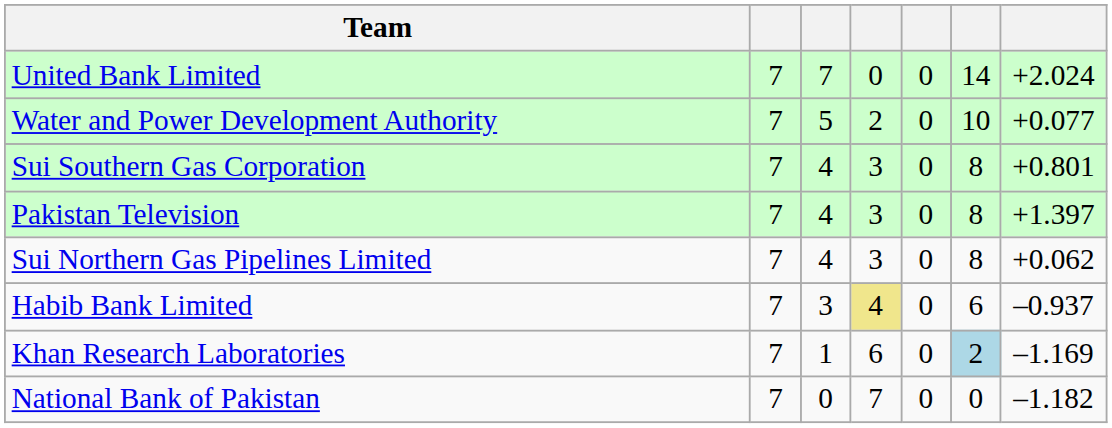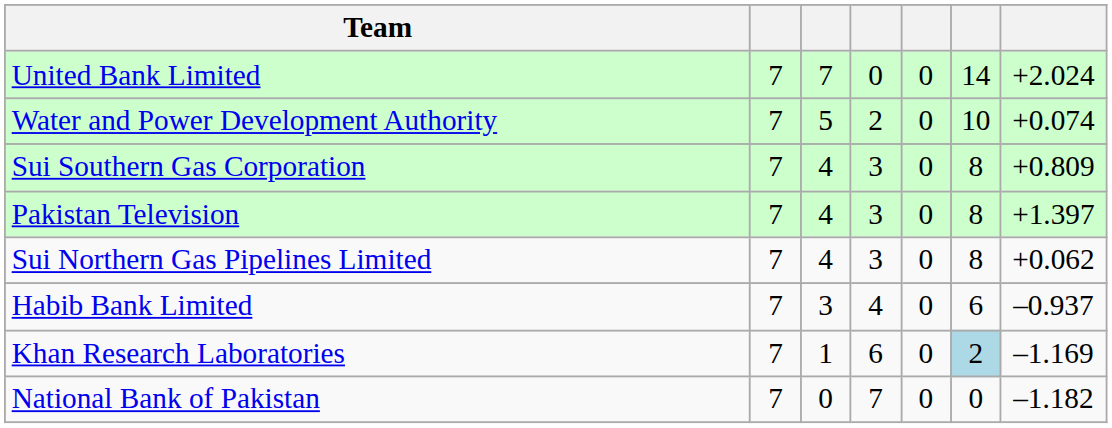(1053, 120) +0.077 -> (1053, 120) +0.074
(1053, 167) +0.801 -> (1053, 167) +0.809
(876, 306) khaki background -> (876, 306) no background
